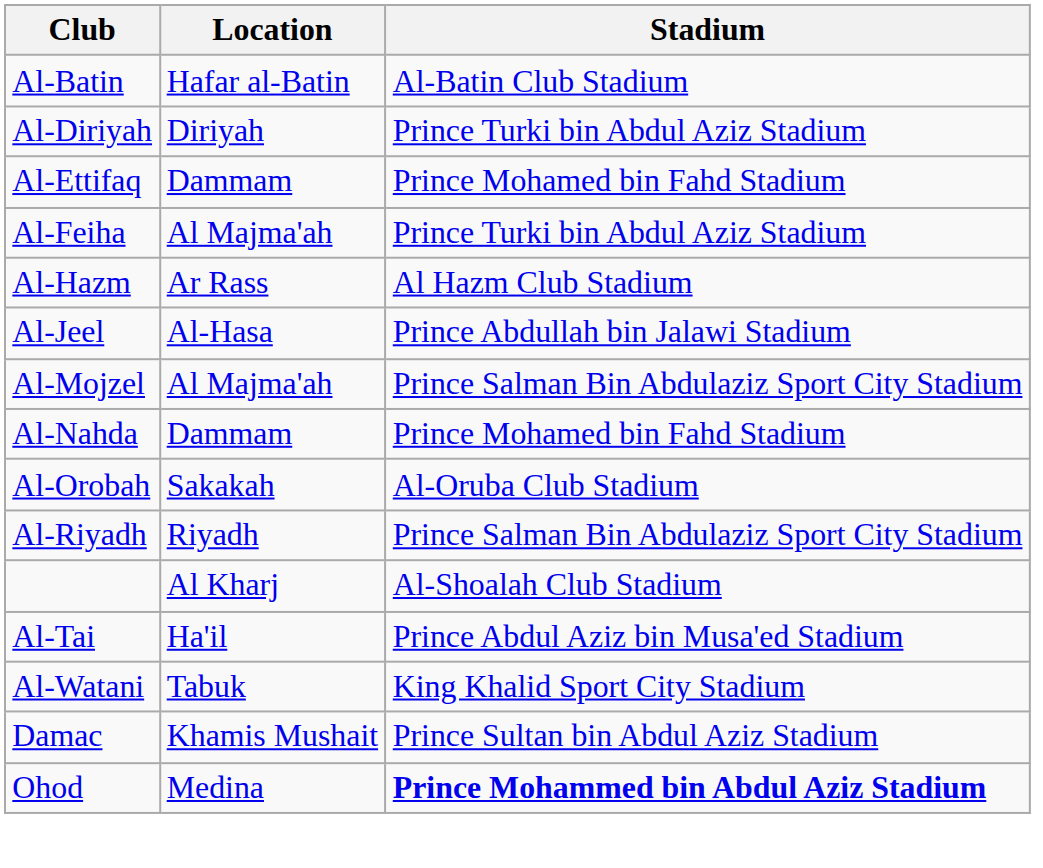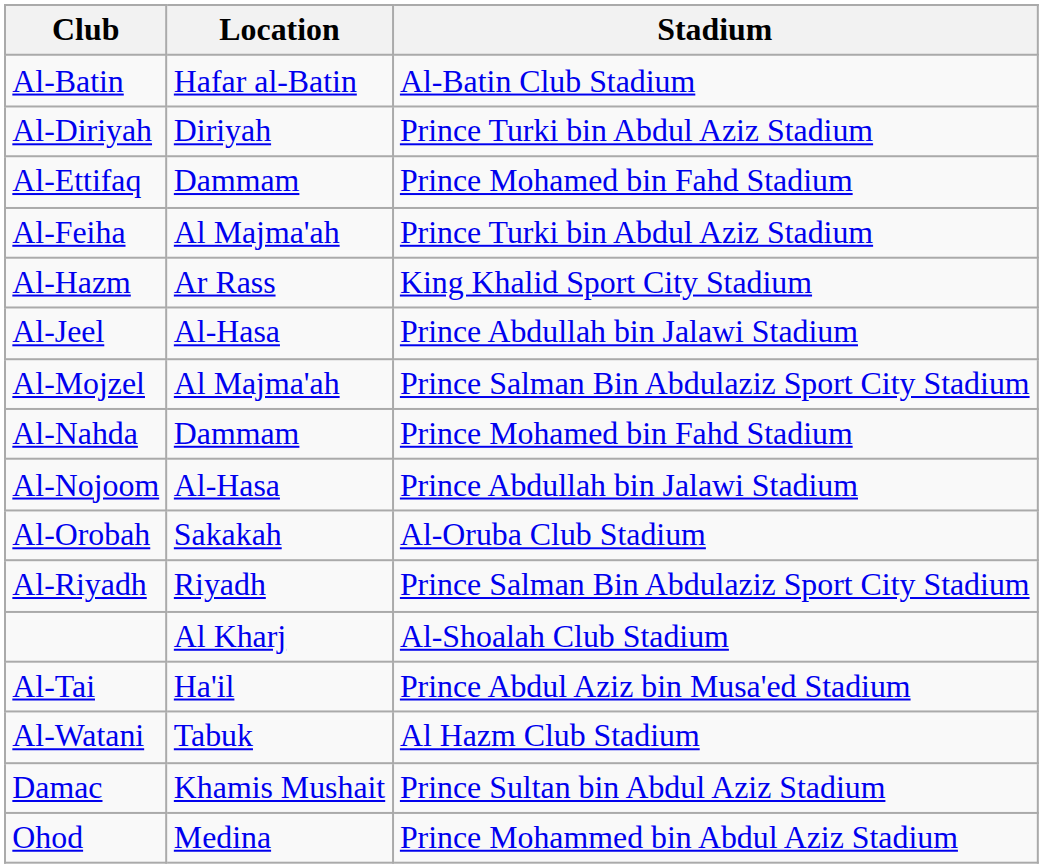(543, 282) Al Hazm Club Stadium -> (606, 282) King Khalid Sport City Stadium
+ row: (86, 484)
(599, 686) King Khalid Sport City Stadium -> (550, 736) Al Hazm Club Stadium
(690, 787) bold -> (679, 837) normal
